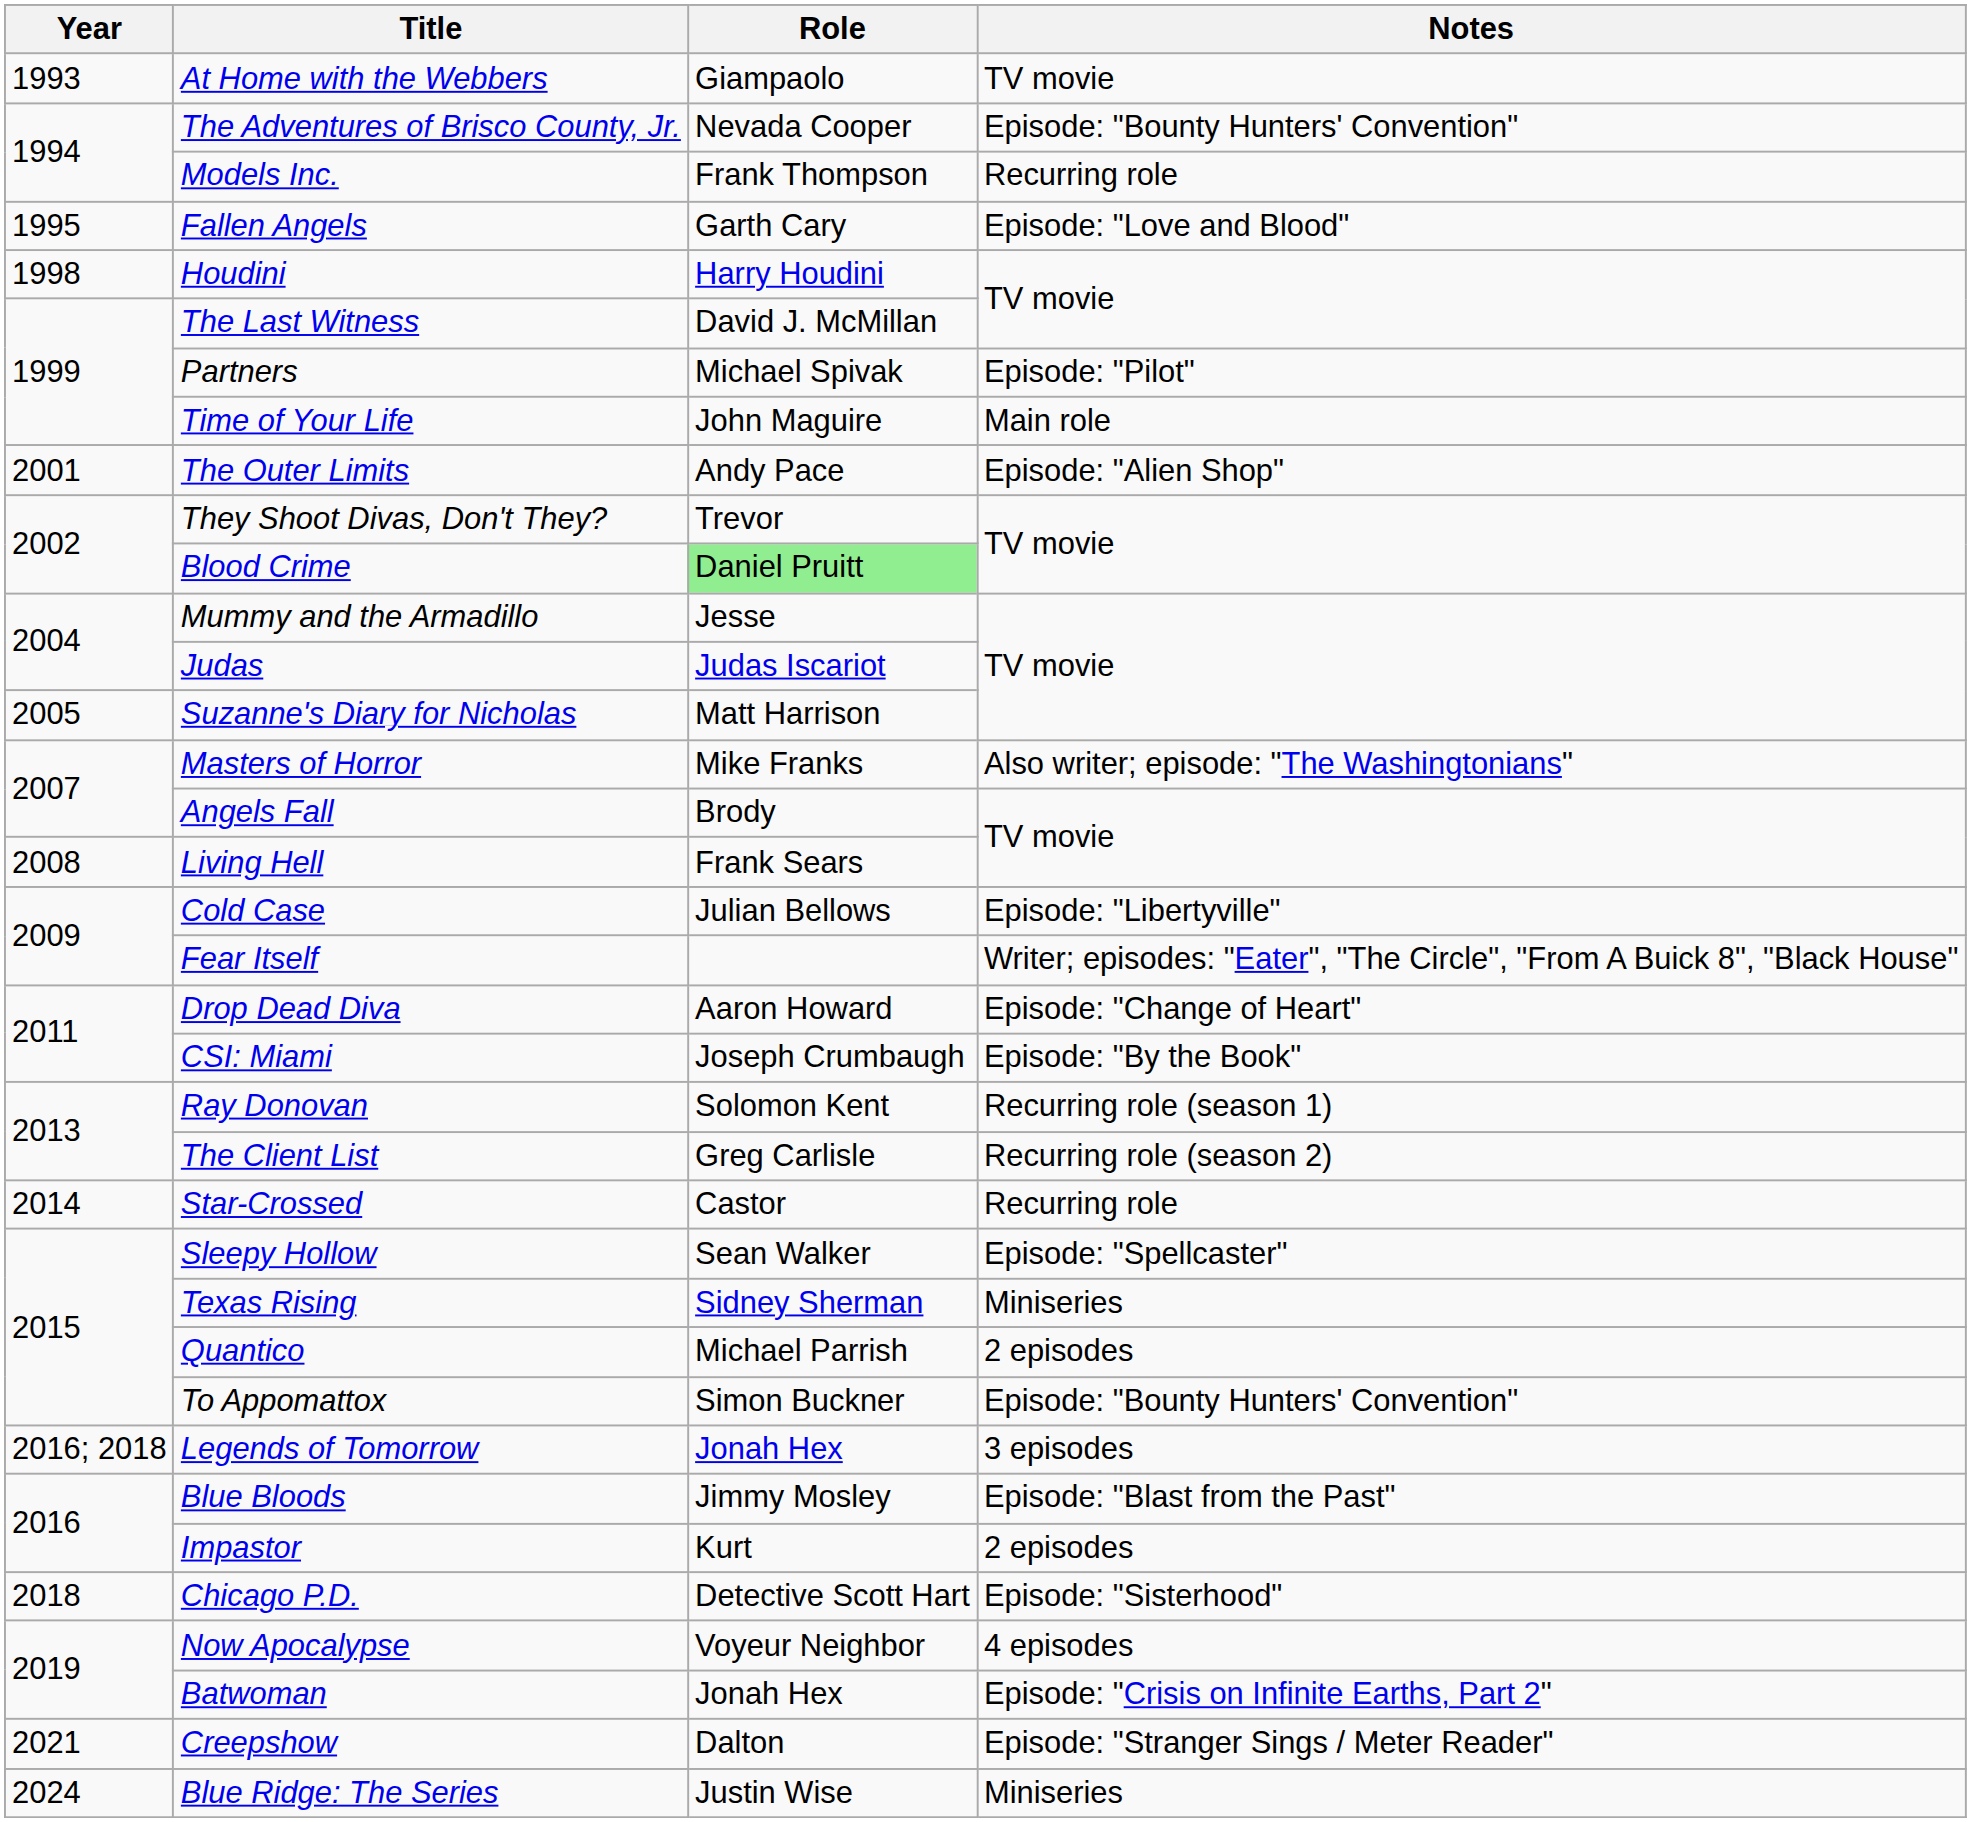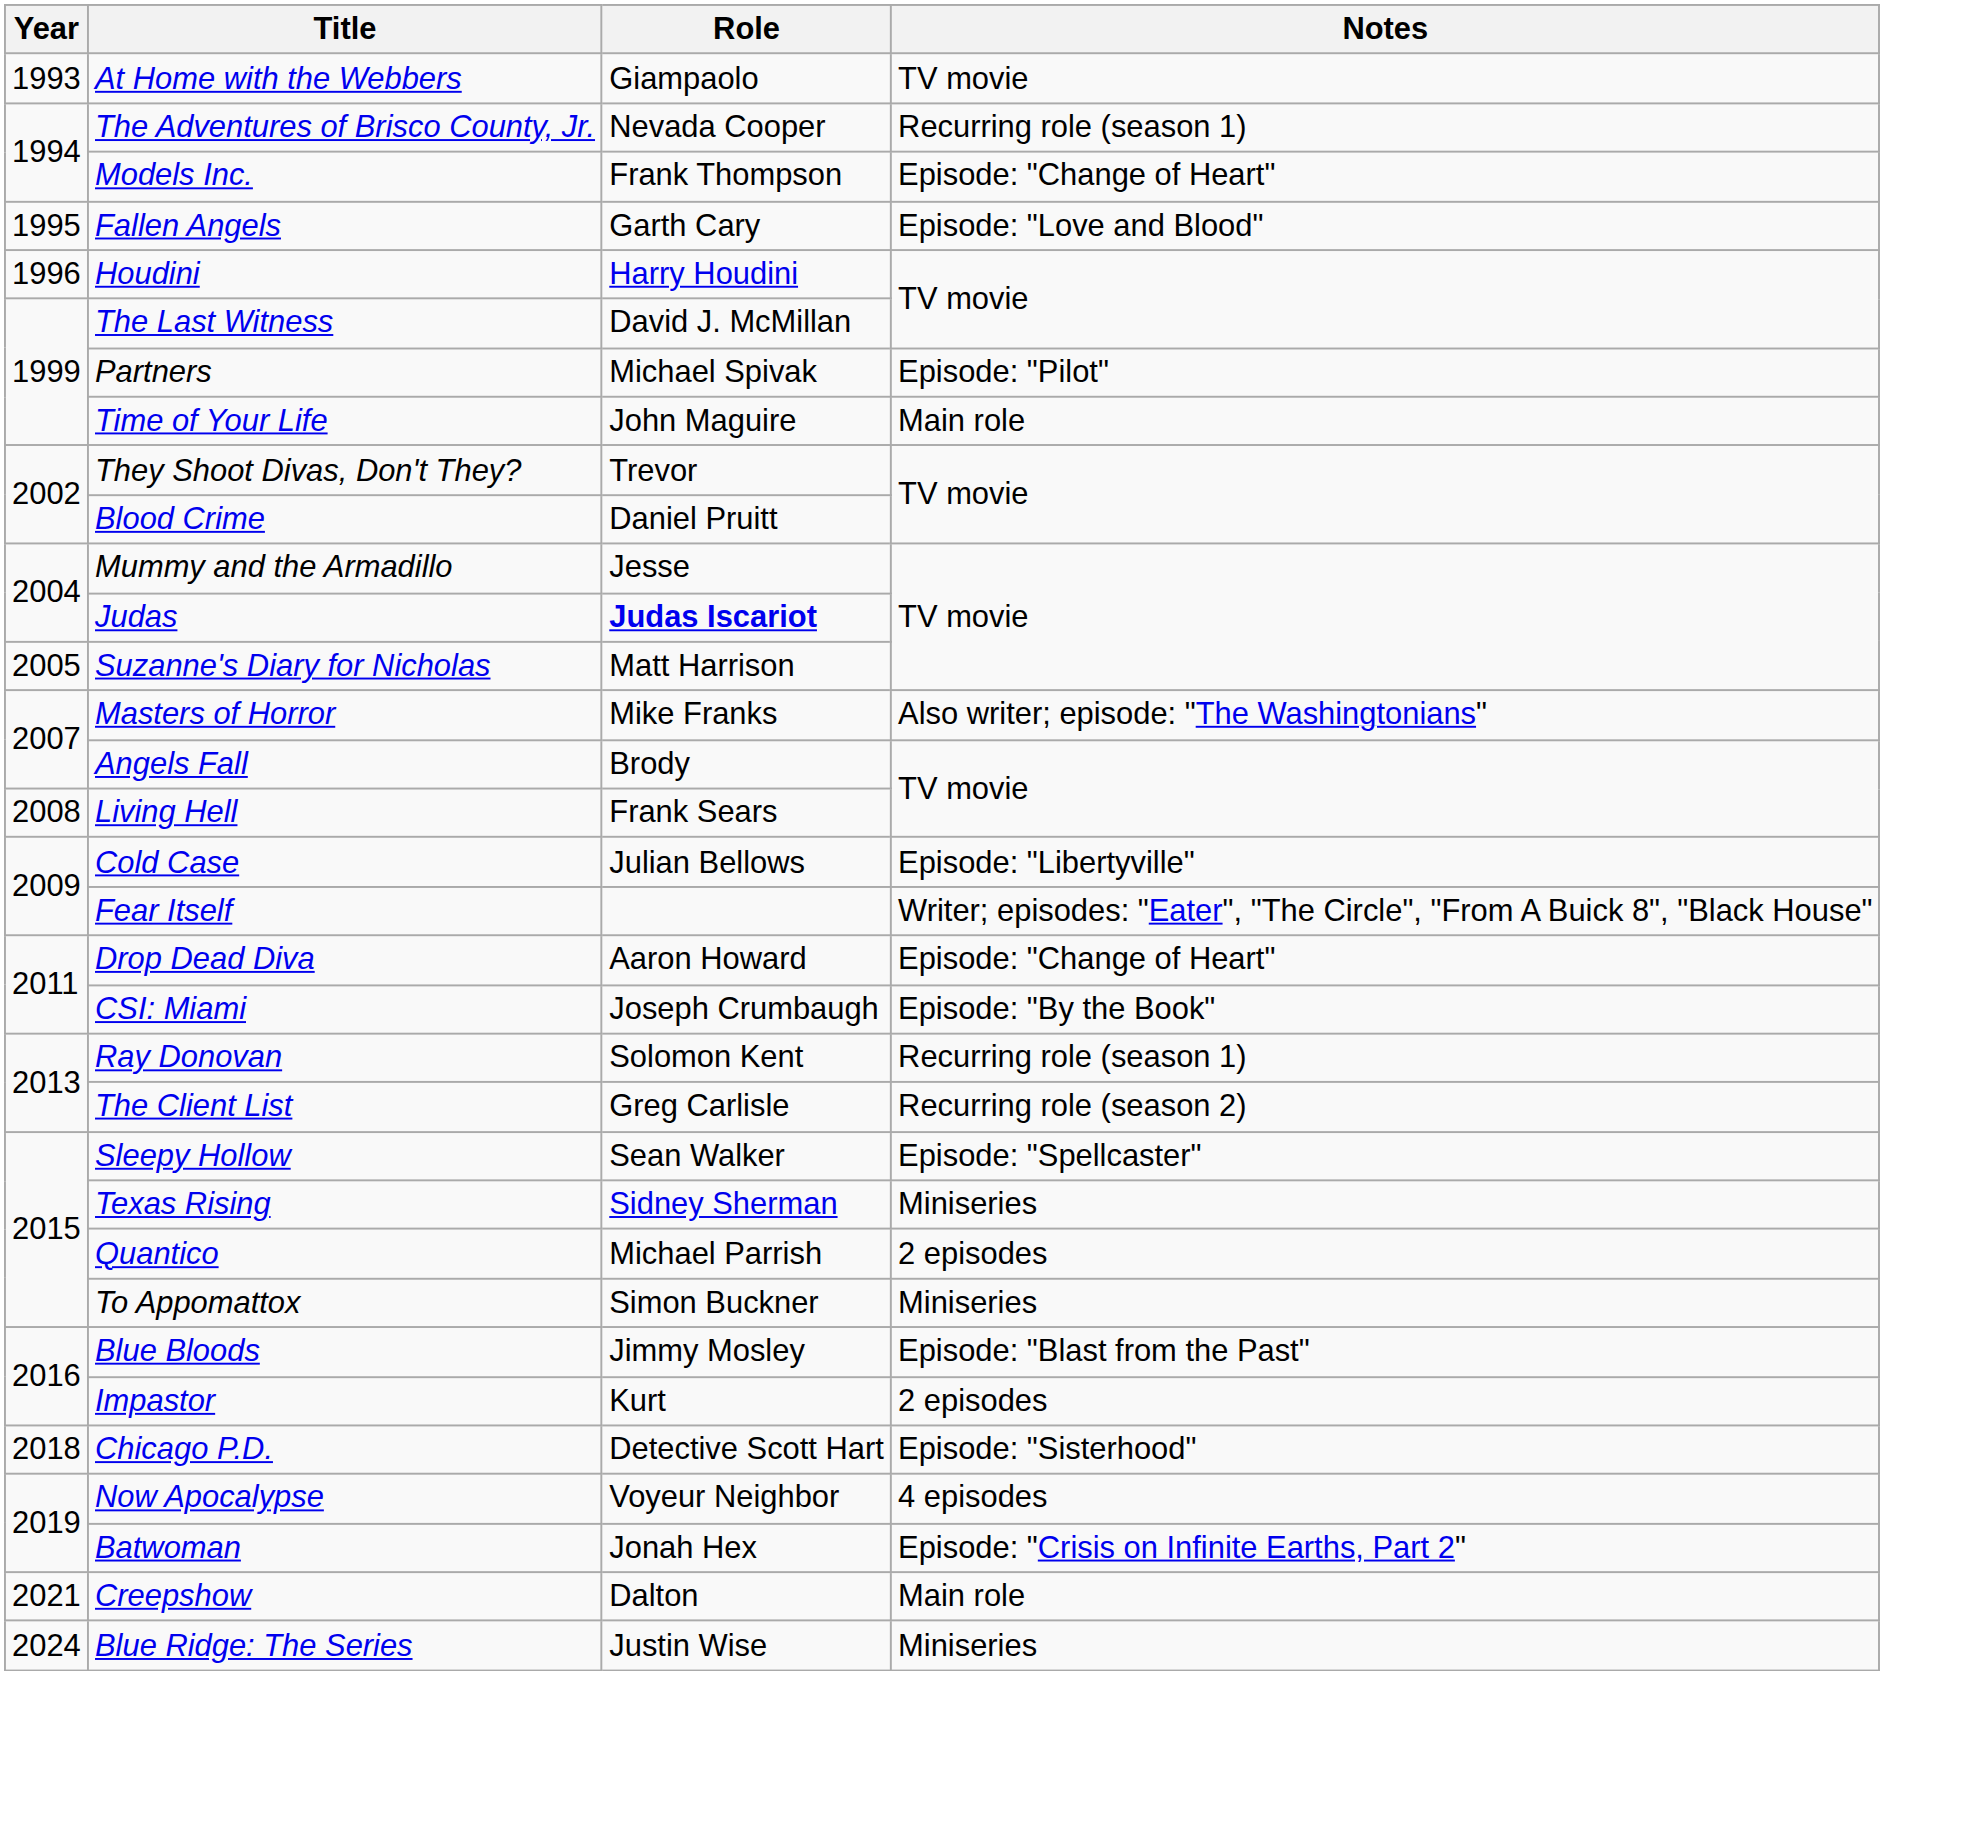(1251, 126) Episode: "Bounty Hunters' Convention" -> (1072, 126) Recurring role (season 1)
(1081, 175) Recurring role -> (1087, 175) Episode: "Change of Heart"
(46, 273) 1998 -> (46, 273) 1996
- row: (295, 469)
(779, 567) lightgreen background -> (693, 518) no background
(790, 665) normal -> (713, 616) bold
- row: (272, 1204)
(1251, 1400) Episode: "Bounty Hunters' Convention" -> (968, 1302) Miniseries
- row: (330, 1449)
(1269, 1743) Episode: "Stranger Sings / Meter Reader" -> (962, 1596) Main role
